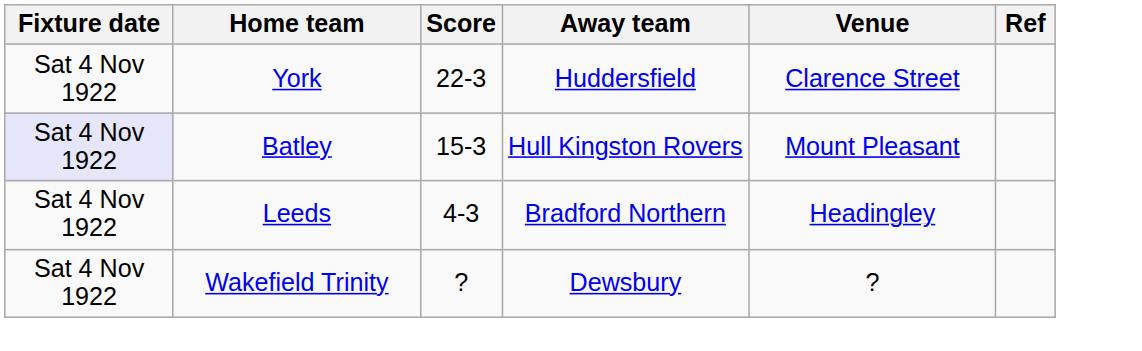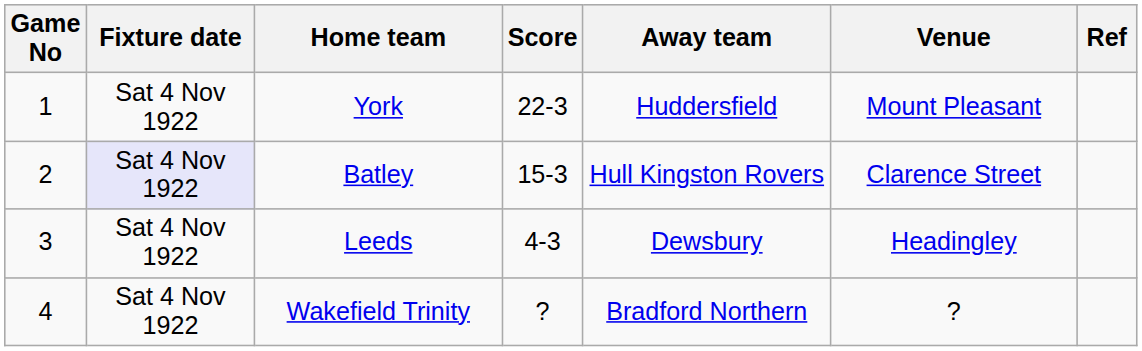+ column: (45, 38)
(872, 78) Clarence Street -> (954, 106) Mount Pleasant
(872, 146) Mount Pleasant -> (954, 174) Clarence Street
(625, 214) Bradford Northern -> (707, 242) Dewsbury
(625, 282) Dewsbury -> (707, 310) Bradford Northern
